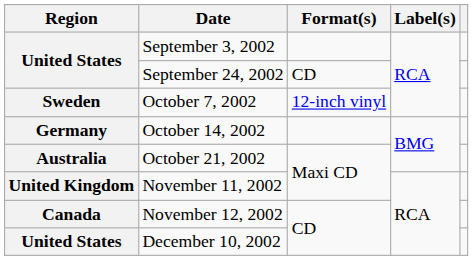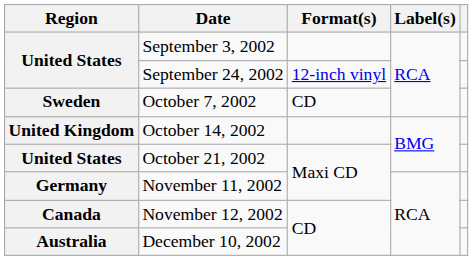(304, 74) CD -> (339, 74) 12-inch vinyl
(339, 102) 12-inch vinyl -> (304, 102) CD
(71, 130) Germany -> (71, 130) United Kingdom
(71, 158) Australia -> (71, 158) United States
(71, 185) United Kingdom -> (71, 185) Germany
(71, 241) United States -> (71, 241) Australia
